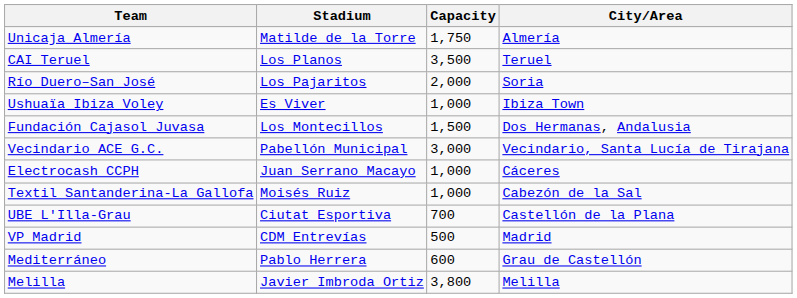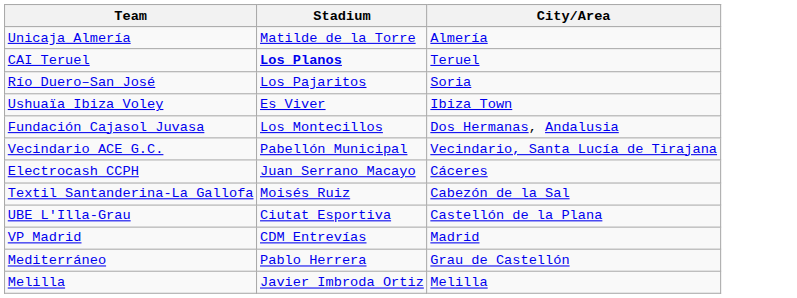- column: (463, 16)
(301, 60) normal -> (301, 60) bold
